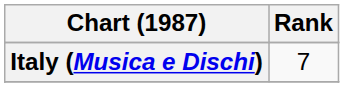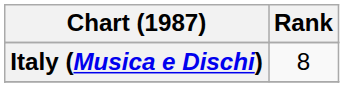(303, 61) 7 -> (303, 61) 8
